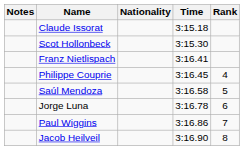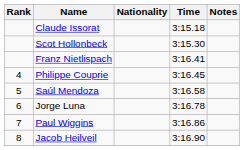columns swapped: (225, 12) <-> (20, 12)
